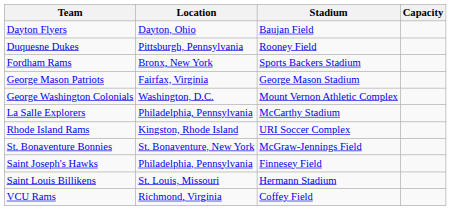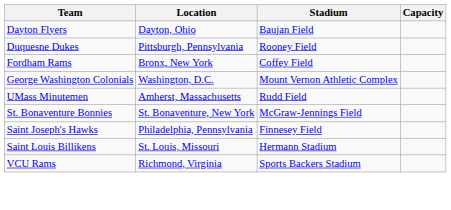(310, 63) Sports Backers Stadium -> (286, 63) Coffey Field
- row: (55, 79)
- row: (46, 113)
+ row: (47, 96)
- row: (48, 130)
(286, 197) Coffey Field -> (310, 163) Sports Backers Stadium
